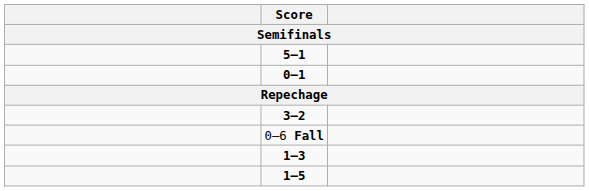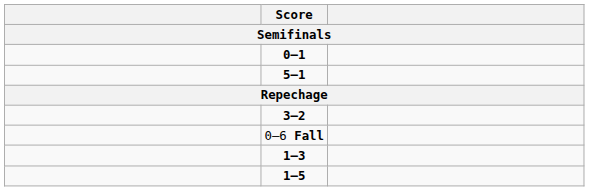rows swapped: (294, 55) <-> (294, 75)
